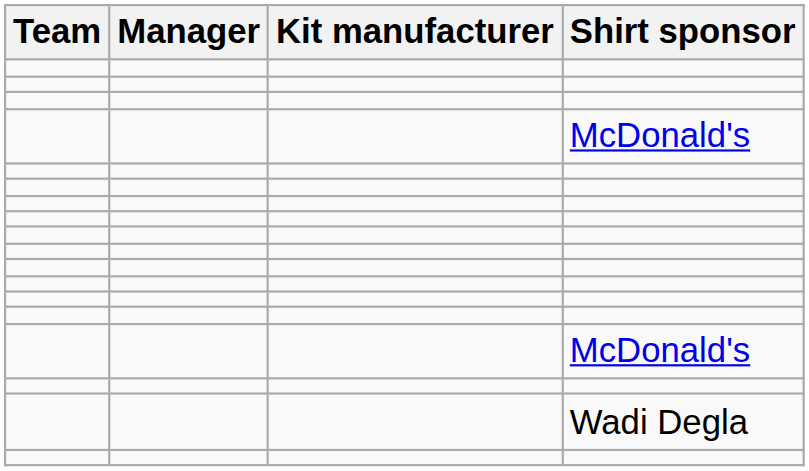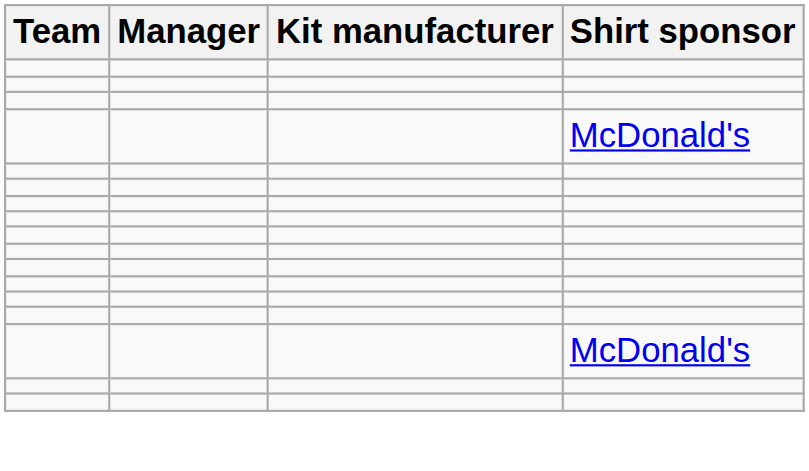- row: (57, 422)
